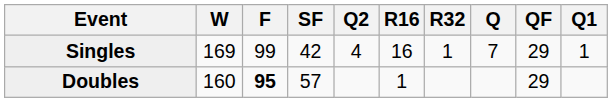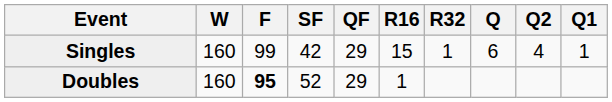columns swapped: (539, 19) <-> (356, 19)
(219, 50) 169 -> (219, 50) 160
(402, 50) 16 -> (402, 50) 15
(493, 50) 7 -> (493, 50) 6
(311, 81) 57 -> (311, 81) 52
